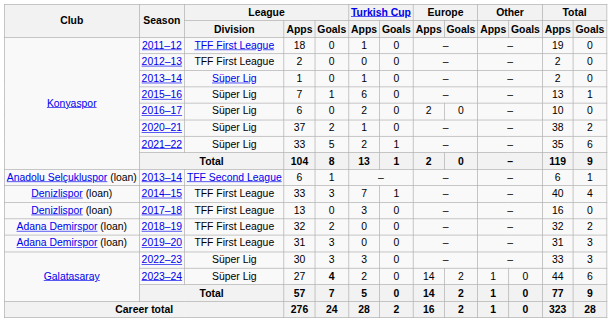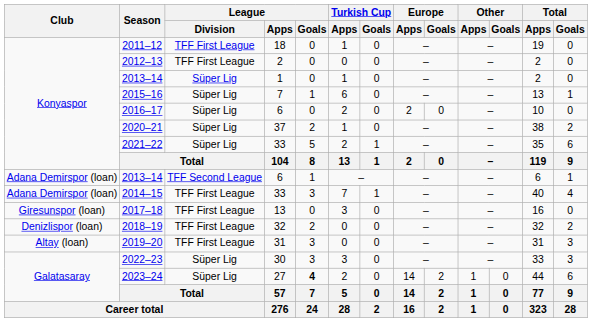(72, 177) Anadolu Selçukluspor (loan) -> (62, 177) Adana Demirspor (loan)
(72, 194) Denizlispor (loan) -> (62, 194) Adana Demirspor (loan)
(72, 210) Denizlispor (loan) -> (62, 210) Giresunspor (loan)
(72, 227) Adana Demirspor (loan) -> (62, 227) Denizlispor (loan)
(72, 243) Adana Demirspor (loan) -> (62, 243) Altay (loan)
